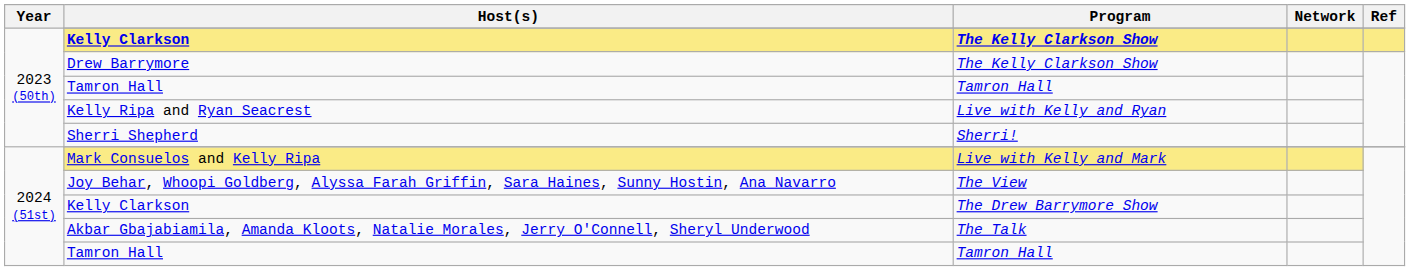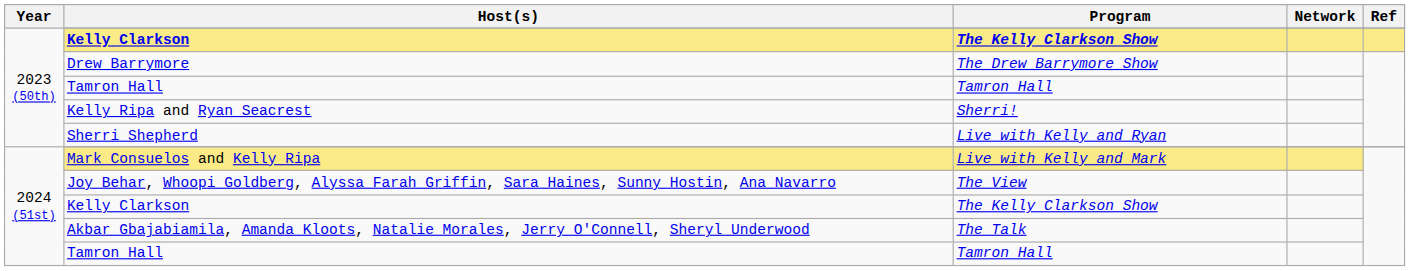(1057, 64) The Kelly Clarkson Show -> (1057, 64) The Drew Barrymore Show
(1061, 111) Live with Kelly and Ryan -> (987, 111) Sherri!
(987, 135) Sherri! -> (1061, 135) Live with Kelly and Ryan
(1057, 206) The Drew Barrymore Show -> (1057, 206) The Kelly Clarkson Show
